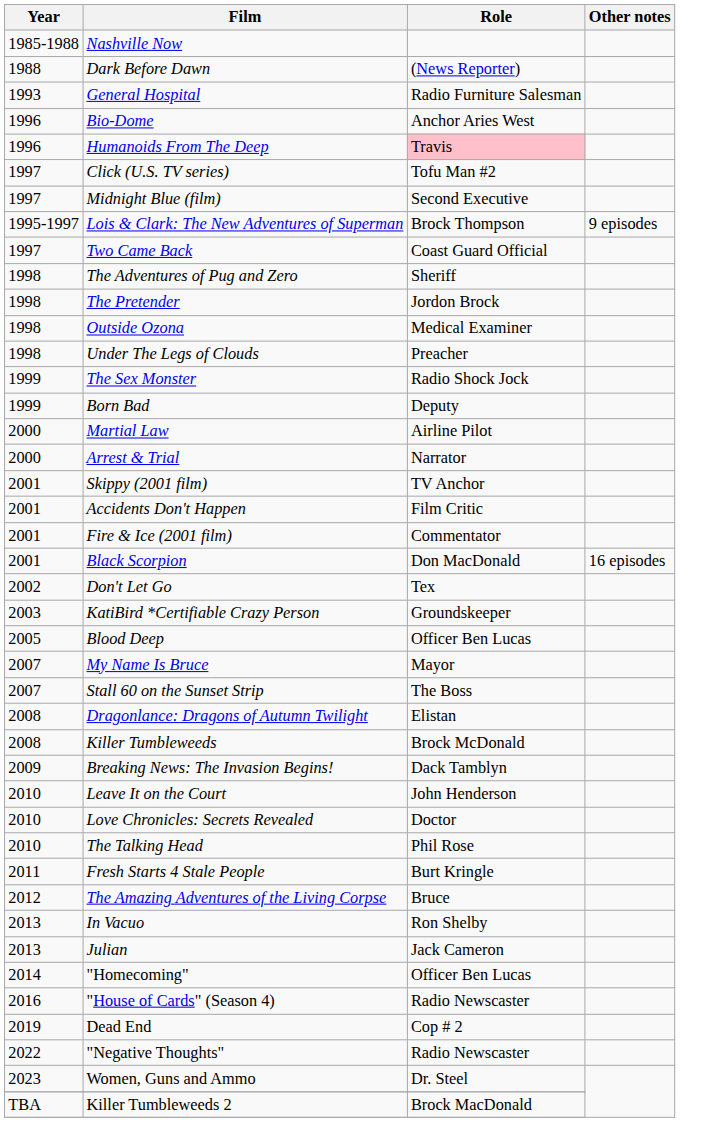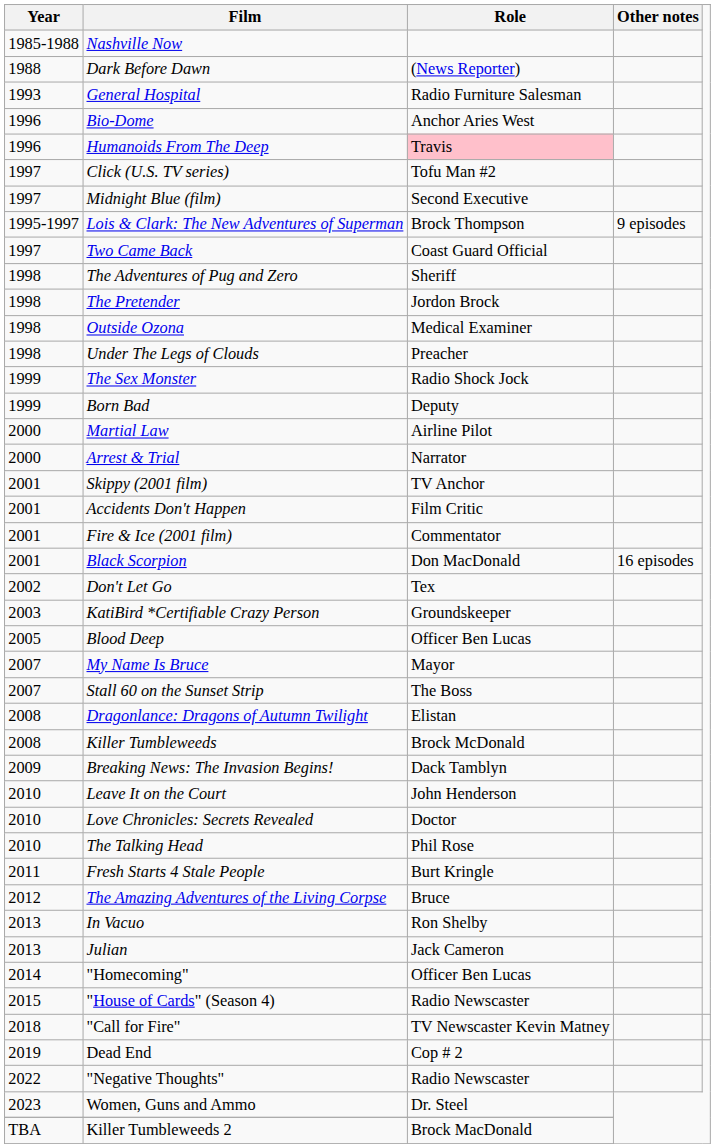(25, 1000) 2016 -> (25, 1000) 2015
+ row: (134, 1026)
